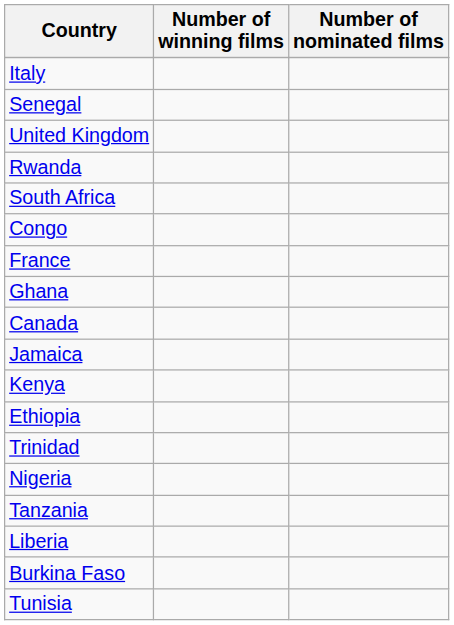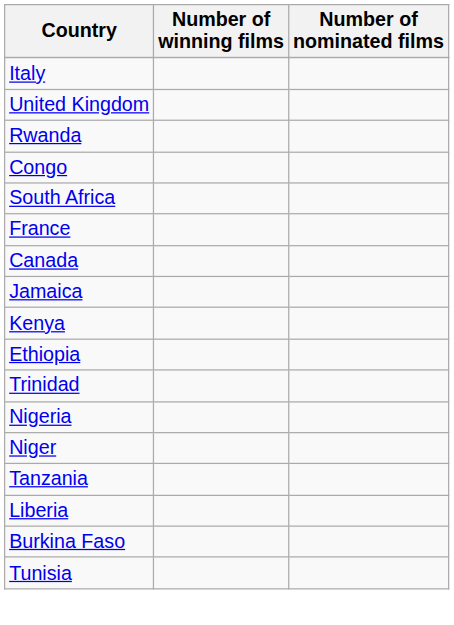- row: (45, 104)
rows swapped: (62, 198) <-> (38, 229)
- row: (39, 291)
+ row: (33, 447)
